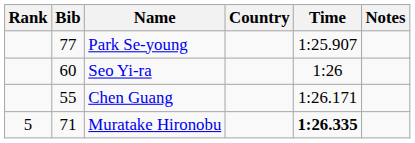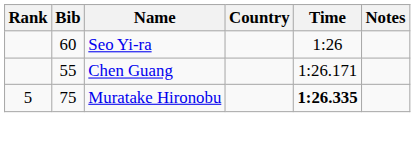- row: (138, 44)
(68, 124) 71 -> (68, 97) 75
